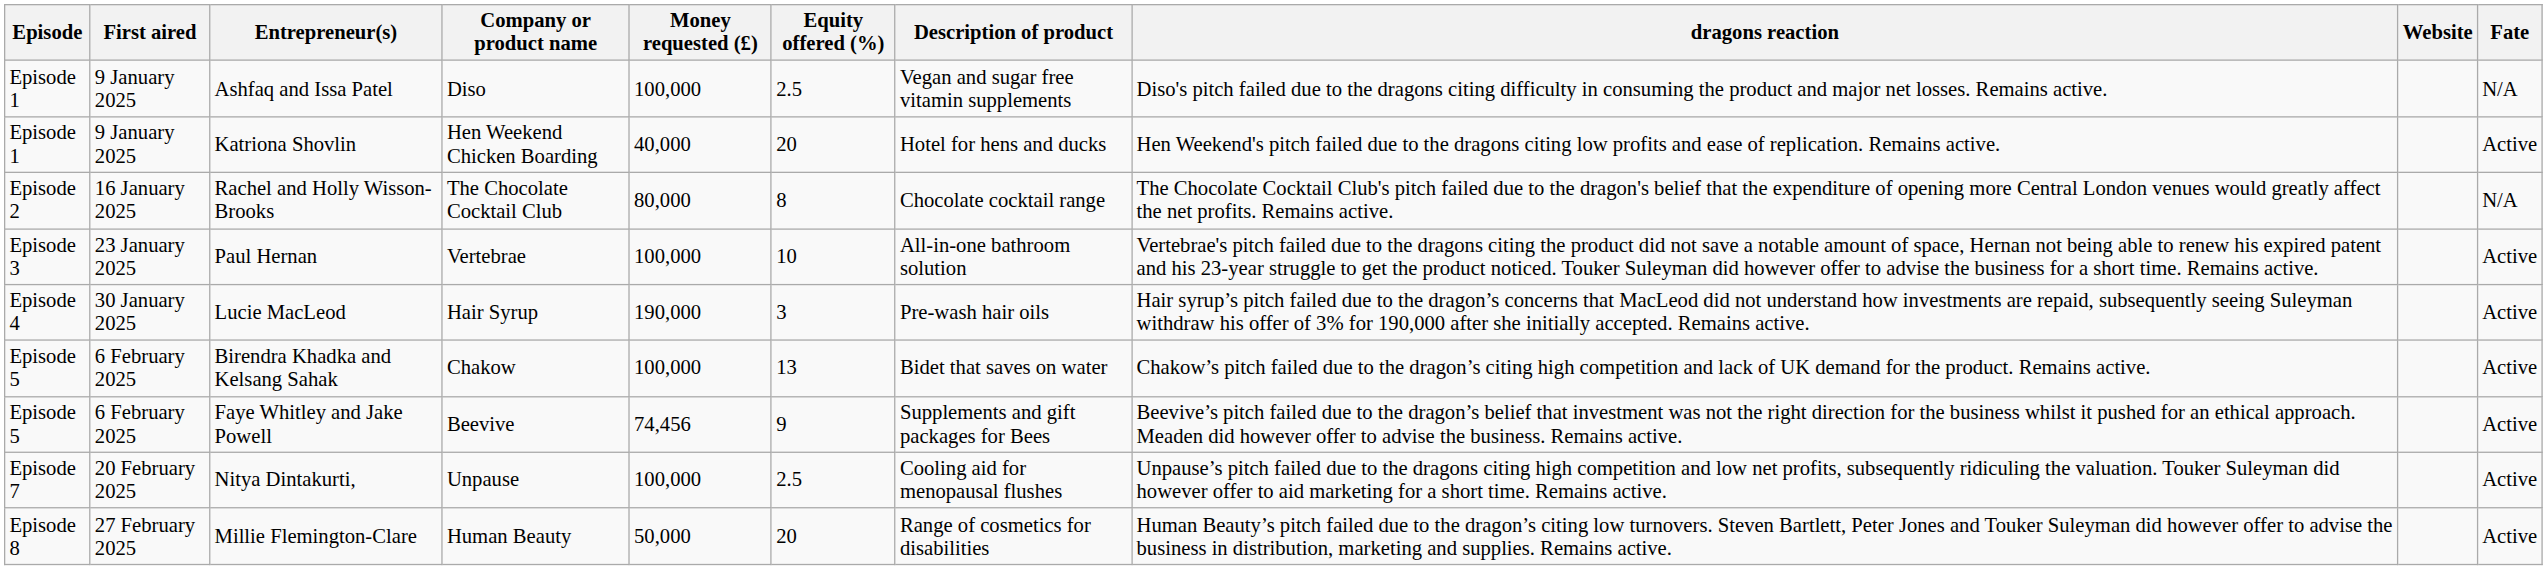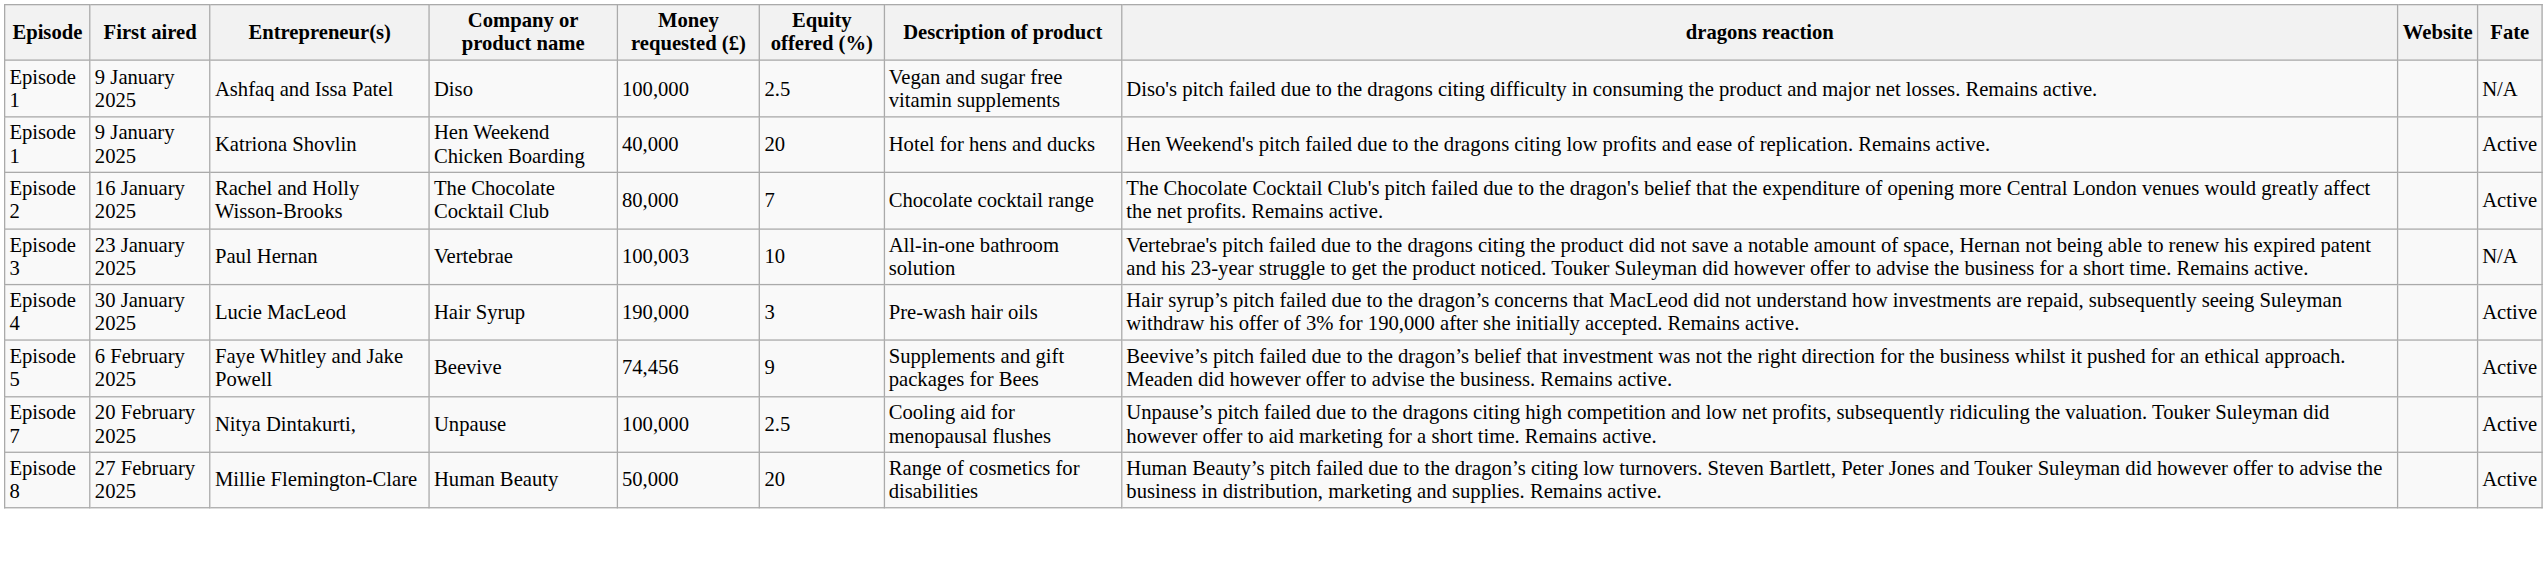(781, 200) 8 -> (770, 200) 7
(2500, 200) N/A -> (2510, 200) Active
(668, 256) 100,000 -> (655, 256) 100,003
(2510, 256) Active -> (2500, 256) N/A
- row: (303, 368)
